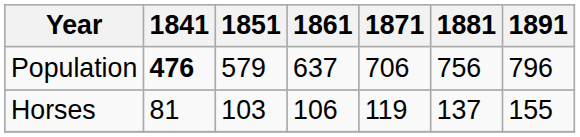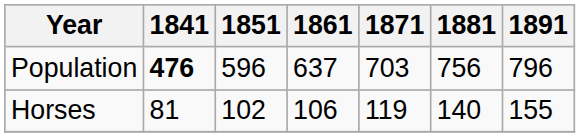(244, 68) 579 -> (244, 68) 596
(387, 68) 706 -> (387, 68) 703
(244, 110) 103 -> (244, 110) 102
(459, 110) 137 -> (459, 110) 140
